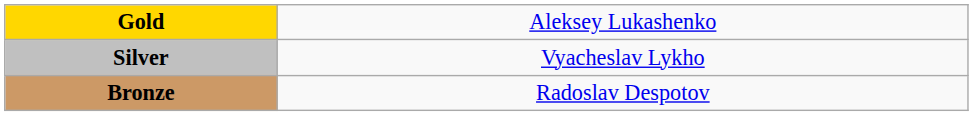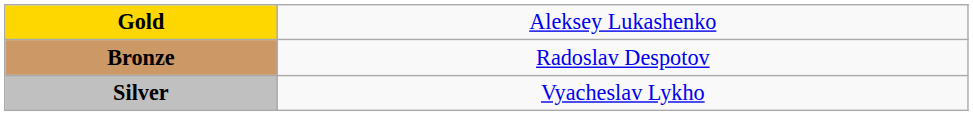rows swapped: (141, 57) <-> (141, 92)
